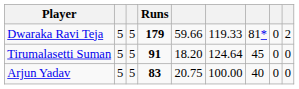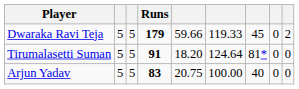(258, 34) 81* -> (258, 34) 45
(258, 53) 45 -> (258, 53) 81*
